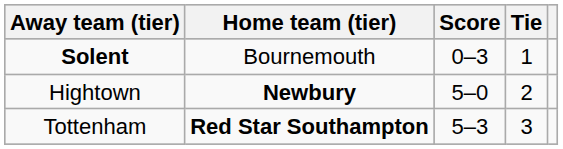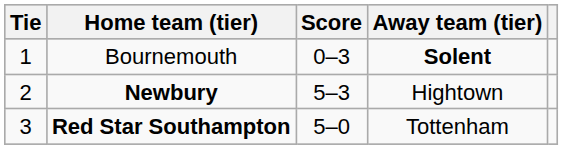columns swapped: (527, 22) <-> (95, 22)
(470, 91) 5–0 -> (332, 91) 5–3
(470, 126) 5–3 -> (332, 126) 5–0
